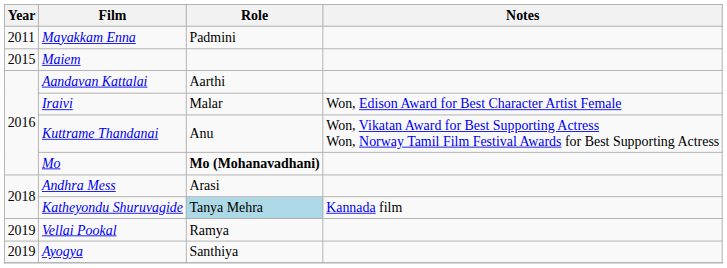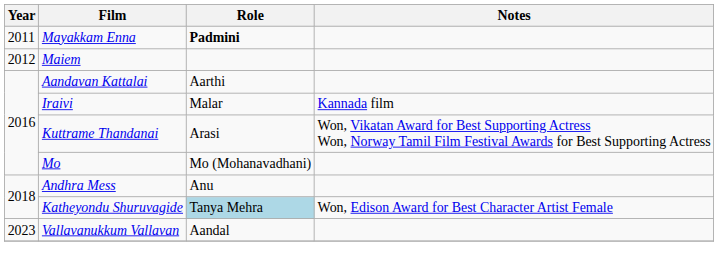(213, 37) normal -> (215, 37) bold
(22, 59) 2015 -> (22, 59) 2012
(474, 103) Won, Edison Award for Best Character Artist Female -> (356, 103) Kannada film
(201, 133) Anu -> (205, 133) Arasi
(255, 163) bold -> (250, 163) normal
(205, 185) Arasi -> (201, 185) Anu
(364, 207) Kannada film -> (465, 207) Won, Edison Award for Best Character Artist Female
- row: (79, 229)
- row: (62, 251)
+ row: (111, 229)
